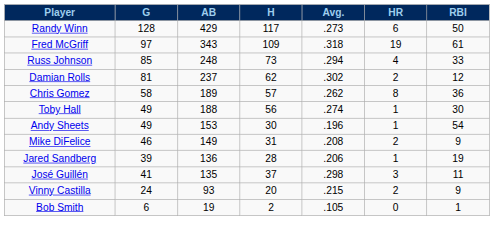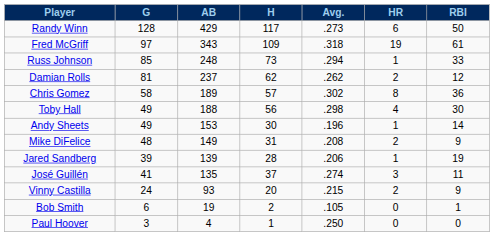(396, 61) 4 -> (396, 61) 1
(333, 77) .302 -> (333, 77) .262
(333, 93) .262 -> (333, 93) .302
(333, 110) .274 -> (333, 110) .298
(396, 110) 1 -> (396, 110) 4
(458, 126) 54 -> (458, 126) 14
(146, 142) 46 -> (146, 142) 48
(209, 158) 136 -> (209, 158) 139
(333, 175) .298 -> (333, 175) .274
+ row: (60, 223)
